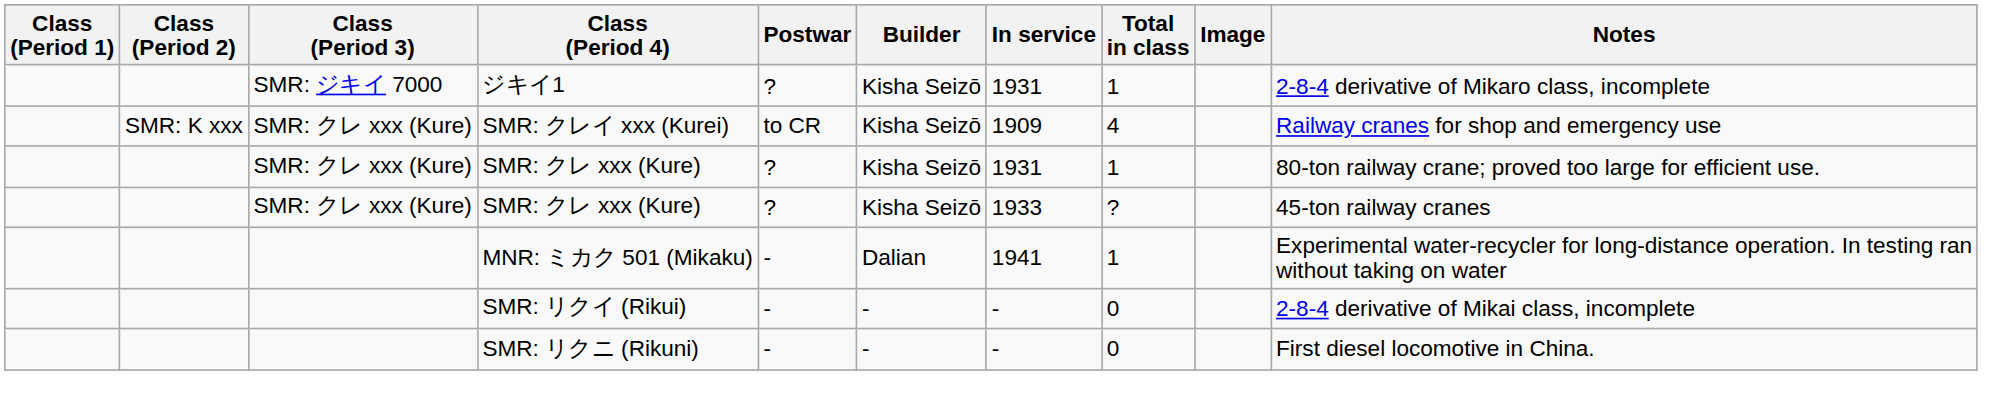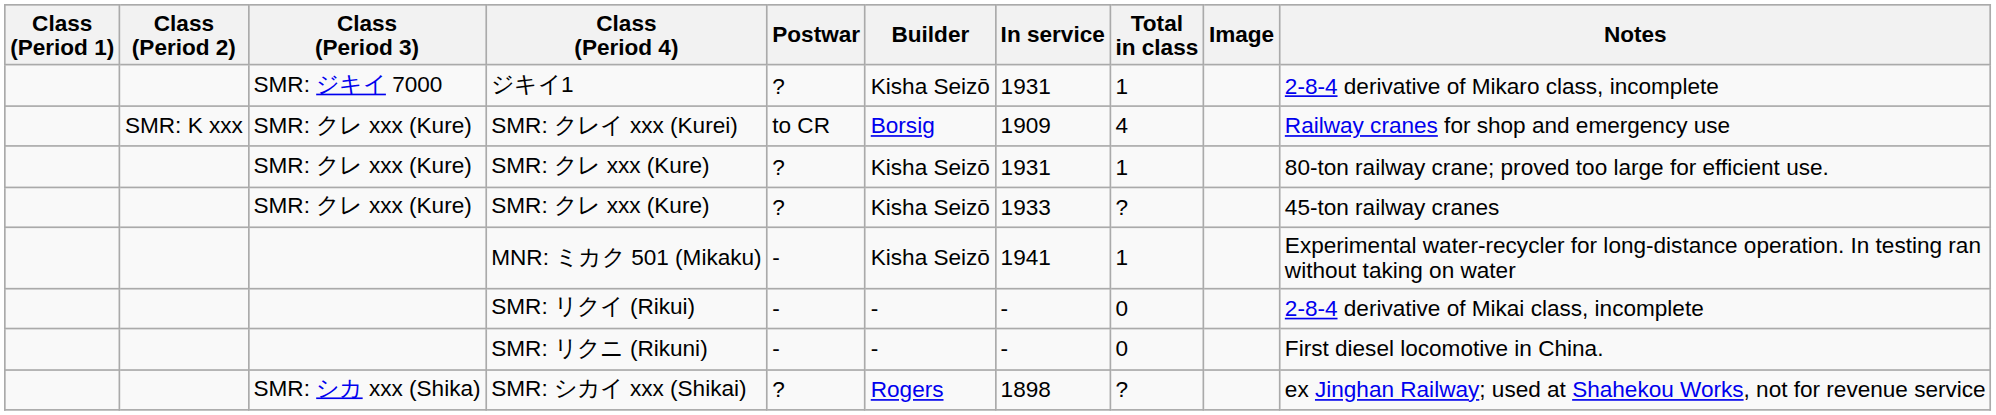(922, 126) Kisha Seizō -> (903, 126) Borsig
(894, 257) Dalian -> (930, 257) Kisha Seizō
+ row: (367, 388)
